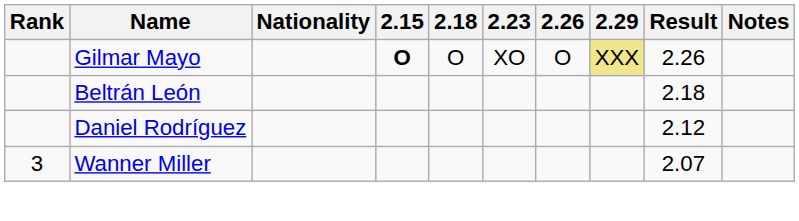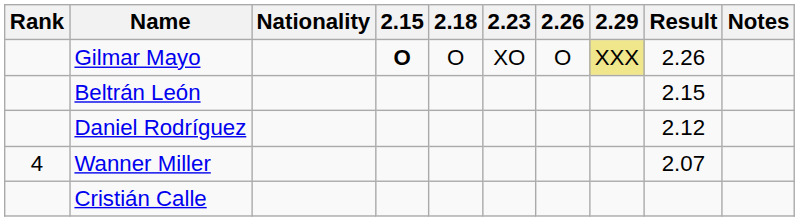(683, 92) 2.18 -> (683, 92) 2.15
(37, 163) 3 -> (37, 163) 4
+ row: (141, 198)
